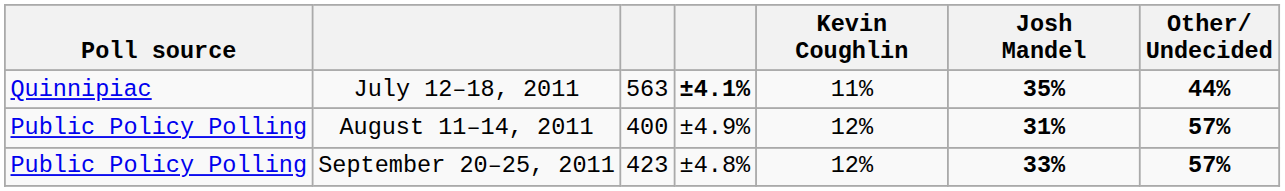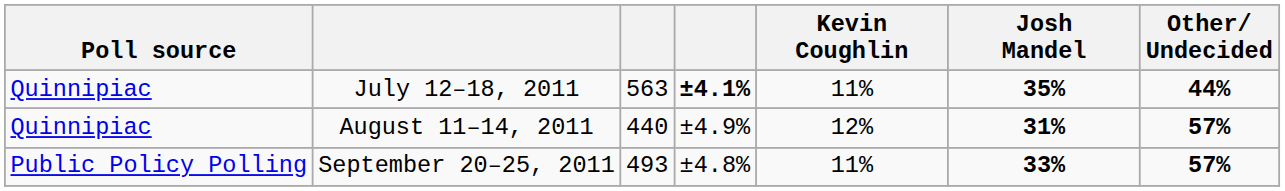(159, 128) Public Policy Polling -> (81, 128) Quinnipiac
(647, 128) 400 -> (647, 128) 440
(647, 166) 423 -> (647, 166) 493
(852, 166) 12% -> (852, 166) 11%
